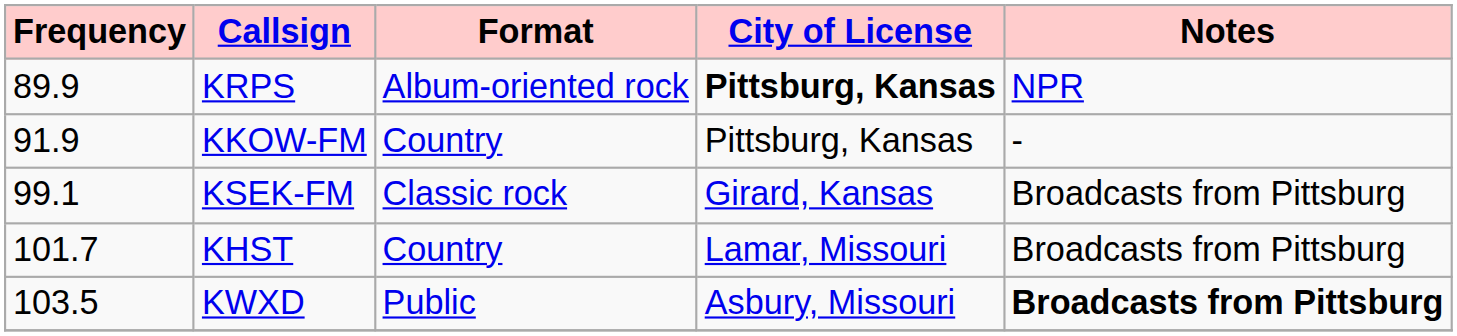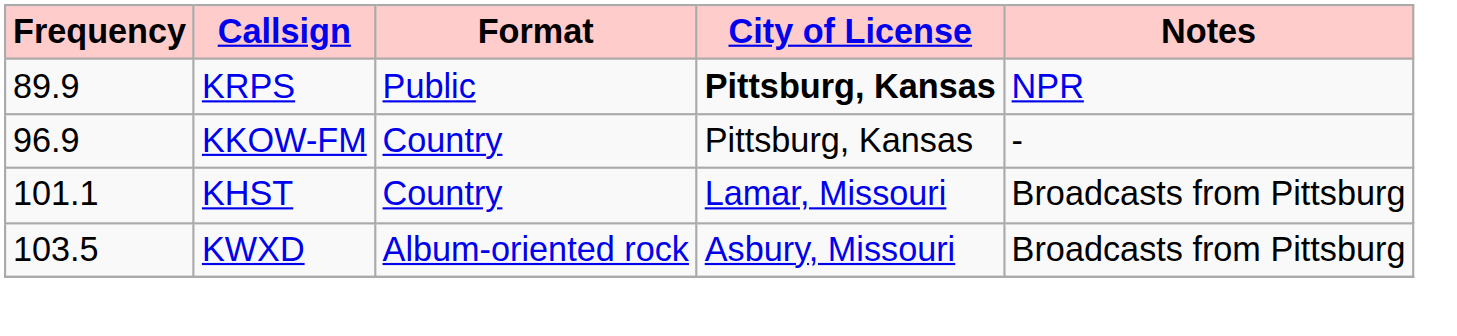(536, 85) Album-oriented rock -> (429, 85) Public
(46, 140) 91.9 -> (46, 140) 96.9
- row: (278, 194)
(56, 248) 101.7 -> (56, 194) 101.1
(429, 303) Public -> (536, 248) Album-oriented rock
(1228, 303) bold -> (1209, 248) normal
